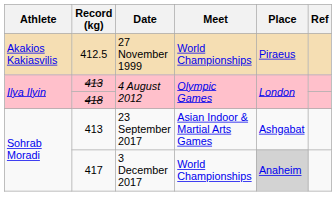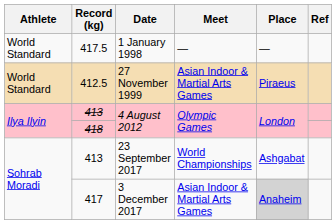+ row: (94, 48)
(32, 54) Akakios Kakiasvilis -> (29, 83) World Standard
(214, 54) World Championships -> (213, 83) Asian Indoor & Martial Arts Games
(213, 130) Asian Indoor & Martial Arts Games -> (214, 159) World Championships
(214, 171) World Championships -> (213, 200) Asian Indoor & Martial Arts Games
